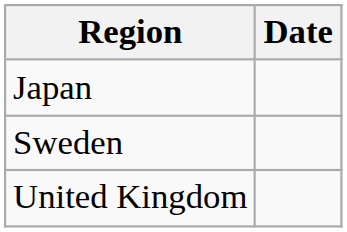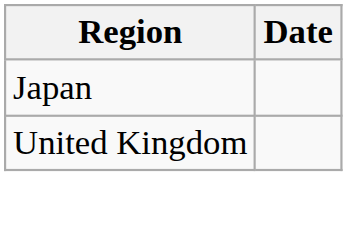- row: (68, 142)
